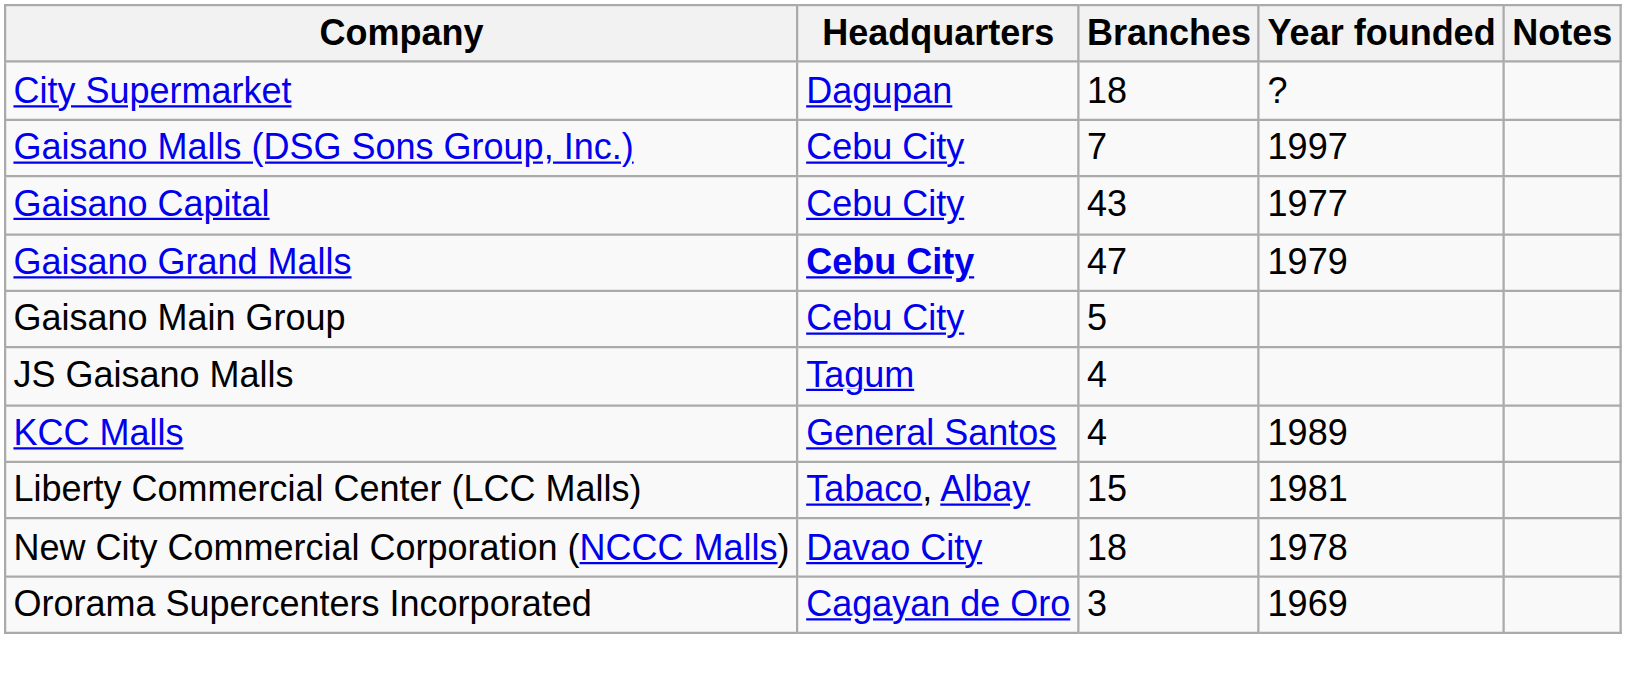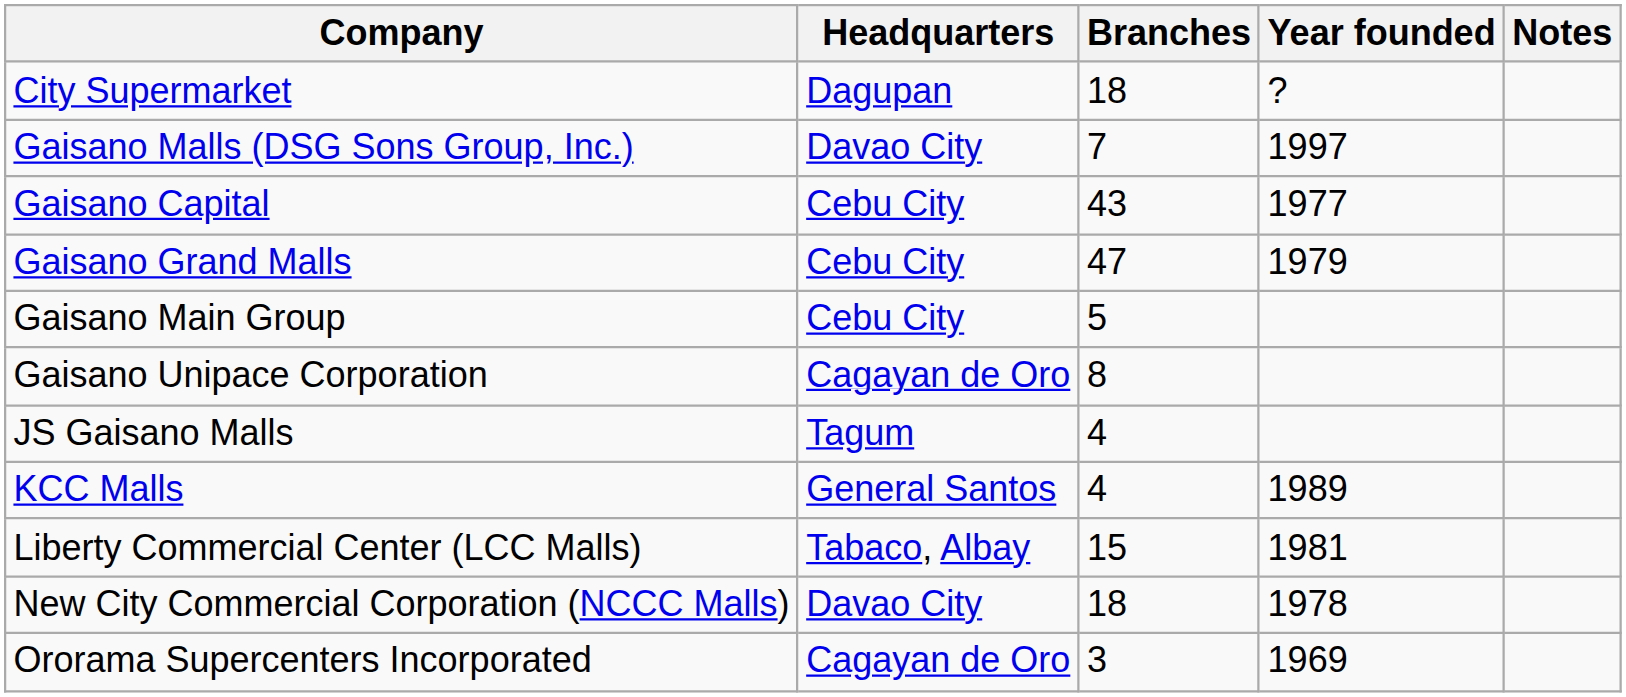(885, 147) Cebu City -> (894, 147) Davao City
(890, 261) bold -> (885, 261) normal
+ row: (251, 375)
